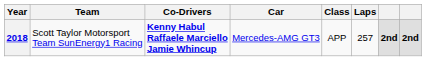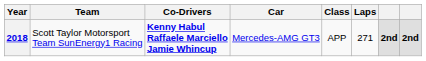(365, 38) 257 -> (365, 38) 271
